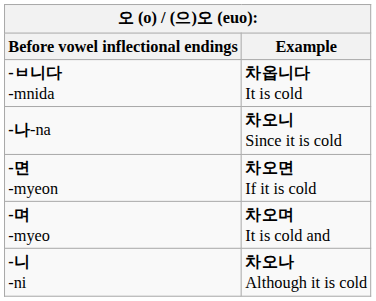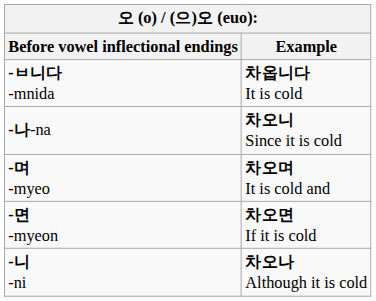rows swapped: (33, 178) <-> (29, 225)
